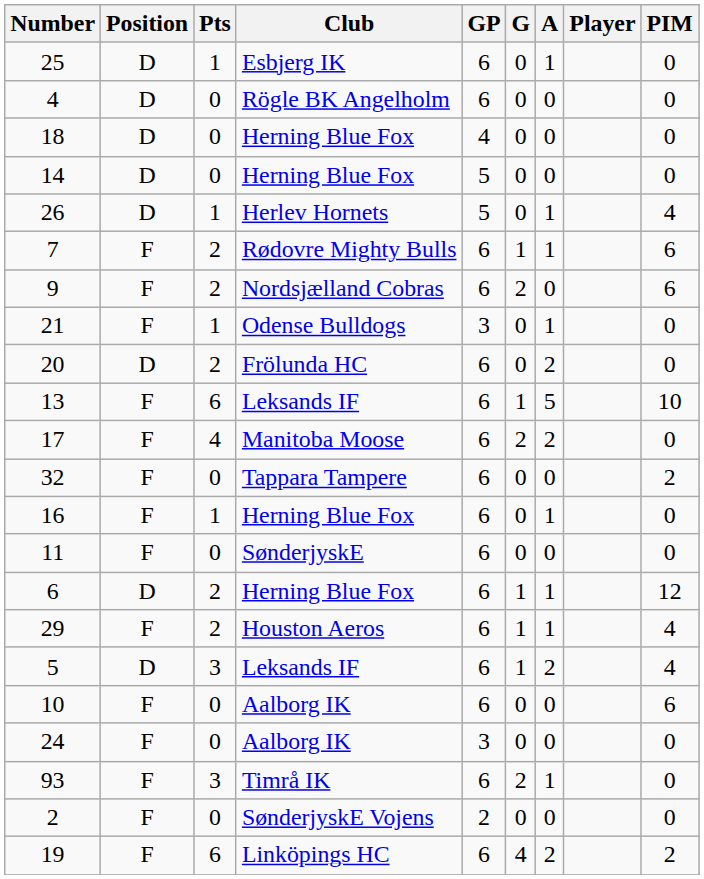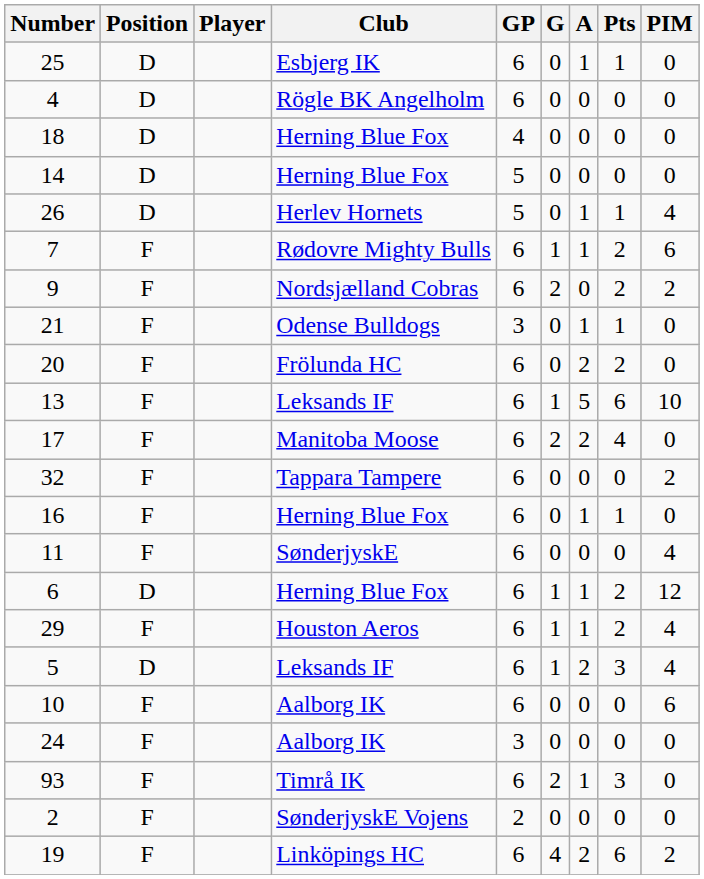columns swapped: (602, 23) <-> (215, 23)
(670, 288) 6 -> (670, 288) 2
(147, 363) D -> (147, 363) F
(670, 552) 0 -> (670, 552) 4
